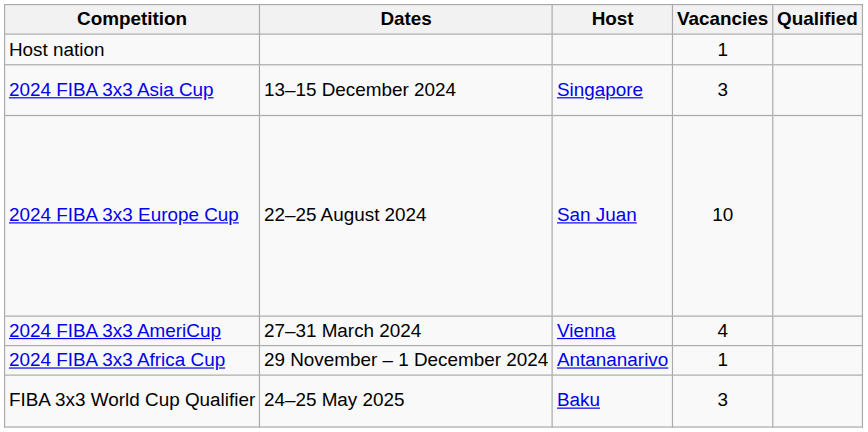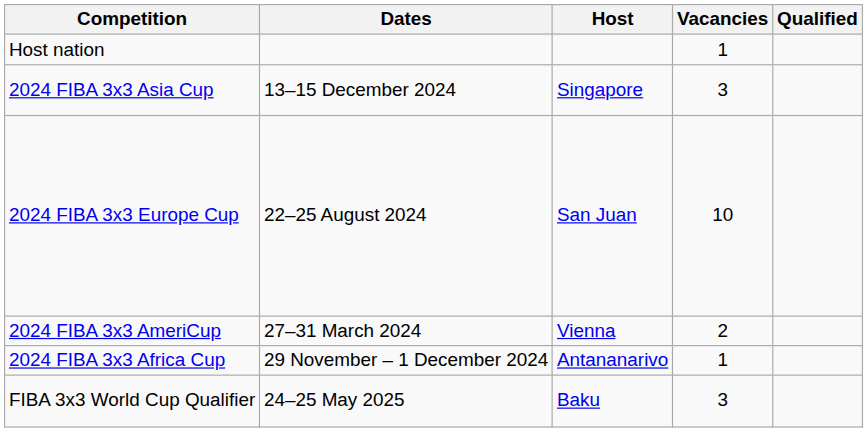(723, 330) 4 -> (723, 330) 2
